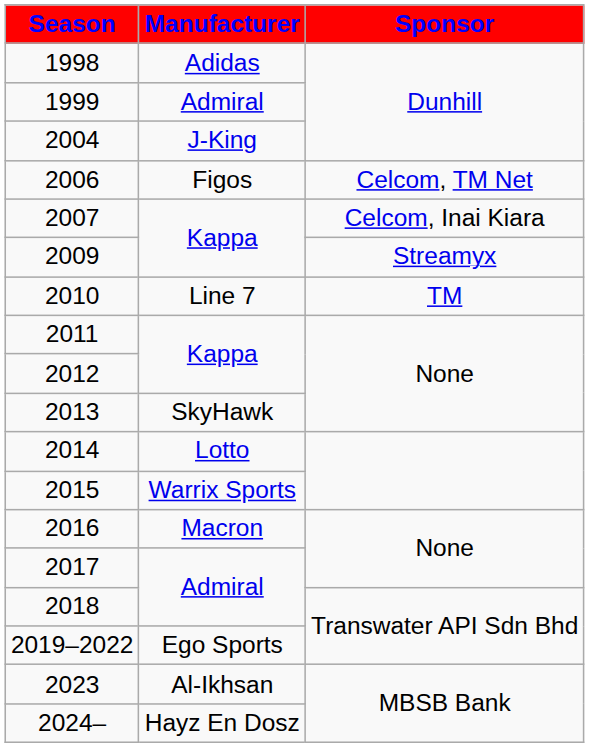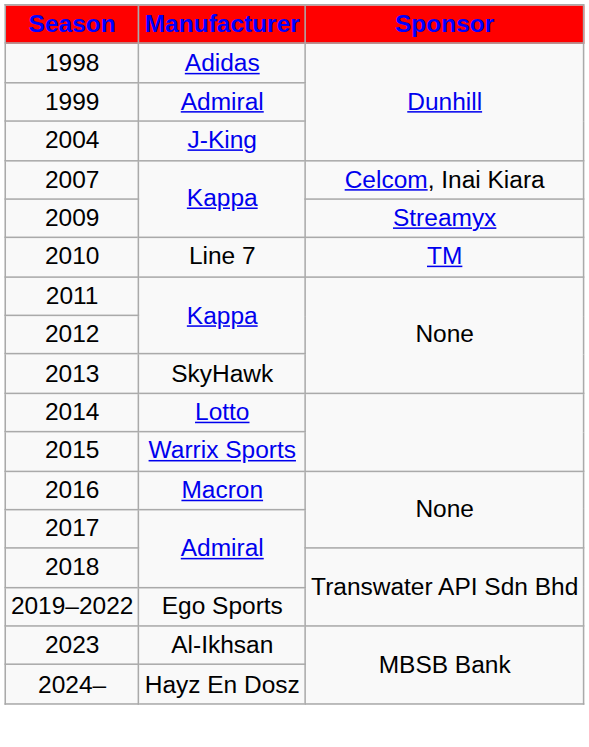- row: (72, 179)
